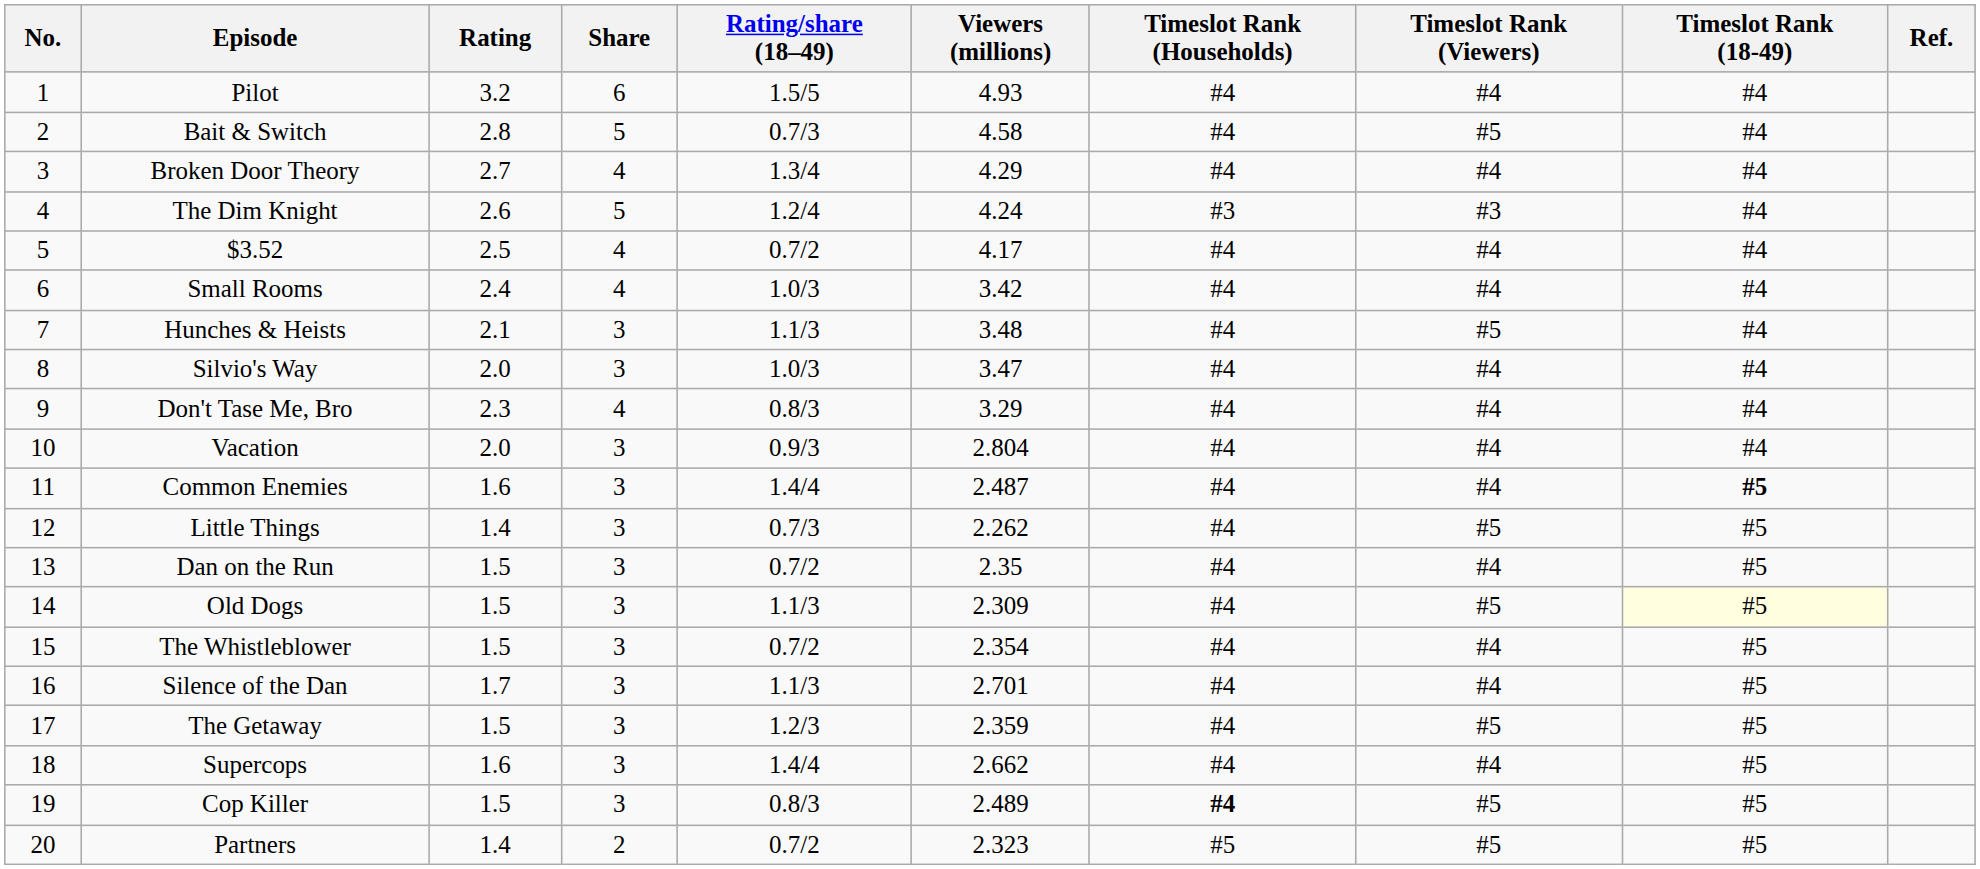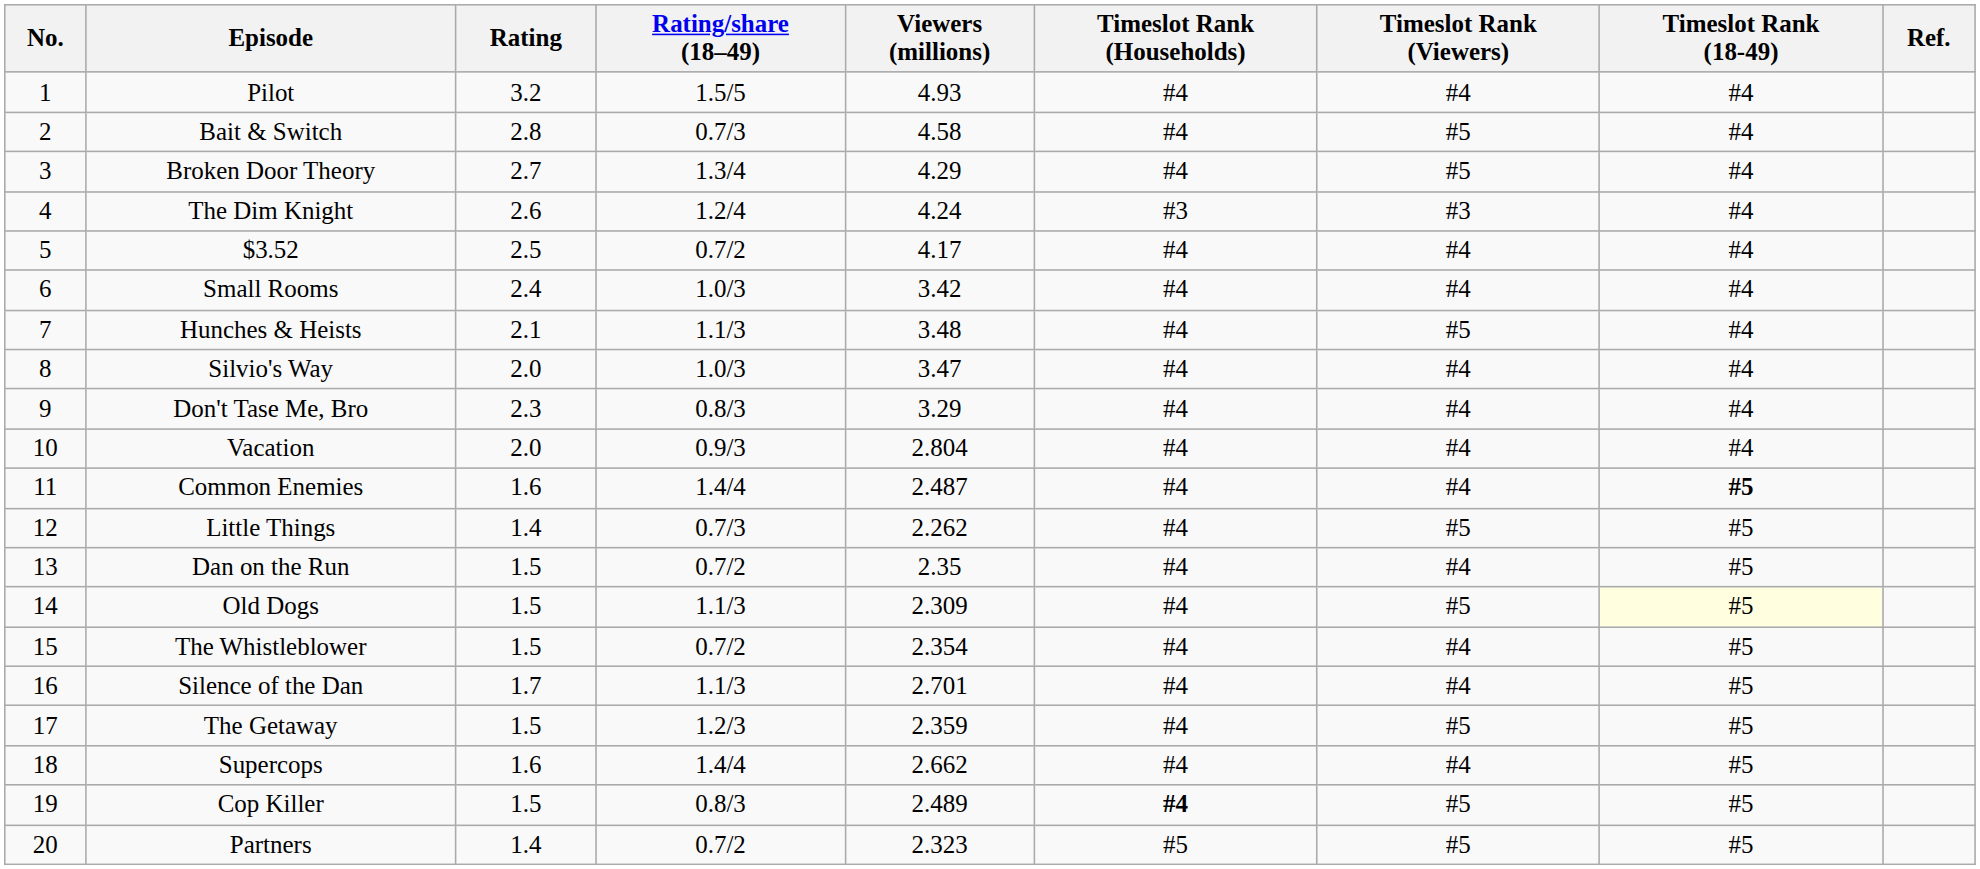- column: (619, 38)
(1489, 171) #4 -> (1458, 171) #5
